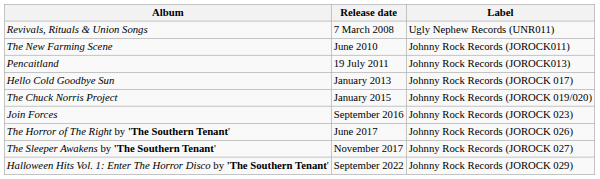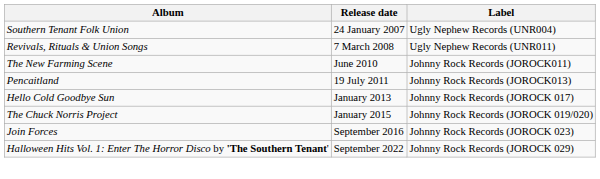+ row: (68, 30)
- row: (118, 132)
- row: (111, 149)
